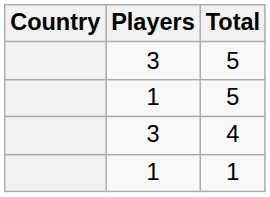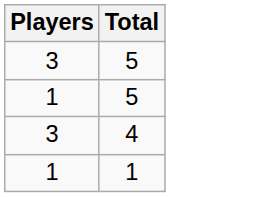- column: (55, 23)
